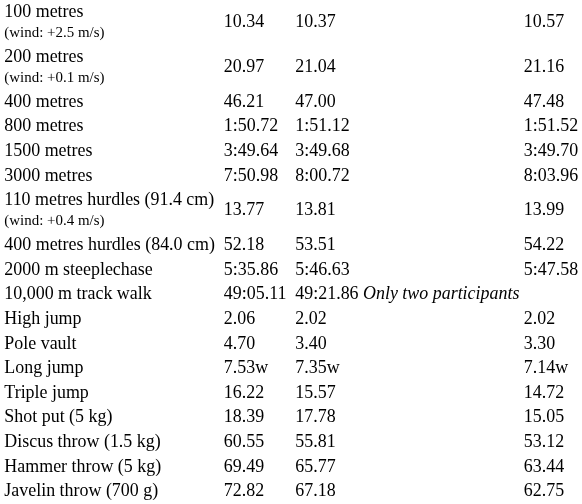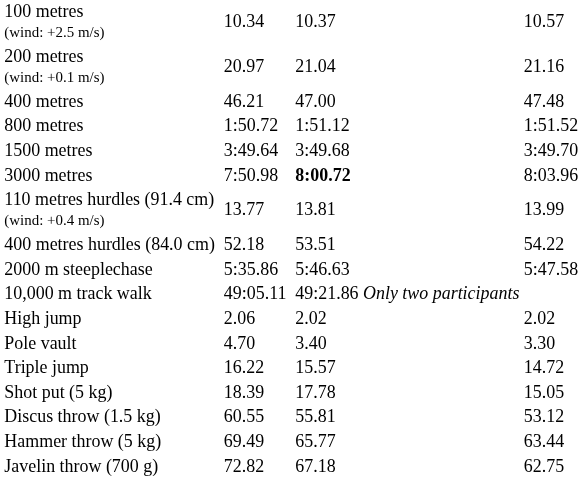(322, 174) normal -> (323, 174) bold
- row: (44, 367)
